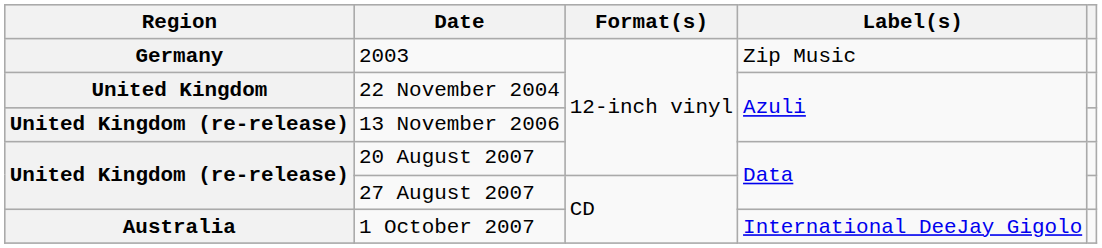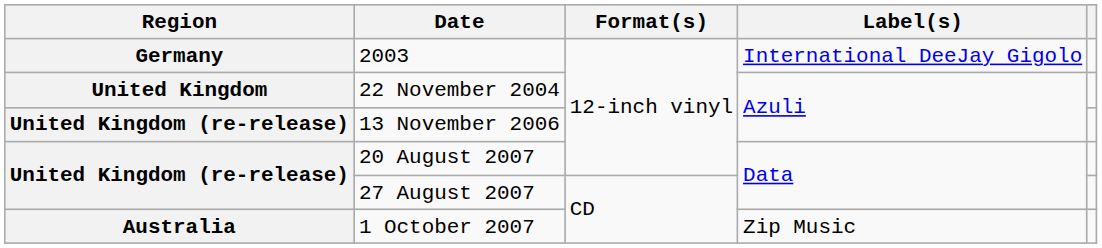(800, 56) Zip Music -> (913, 56) International DeeJay Gigolo
(913, 227) International DeeJay Gigolo -> (800, 227) Zip Music
